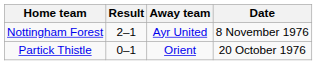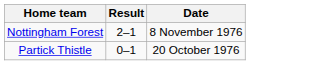- column: (180, 13)
